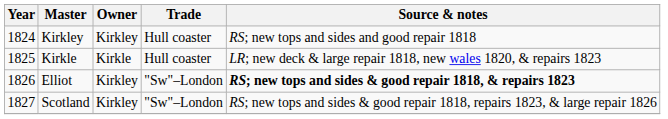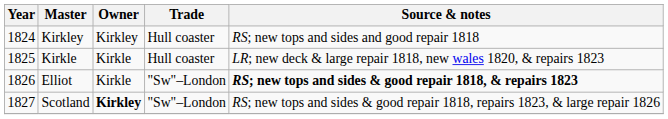(117, 80) Kirkley -> (114, 80) Kirkle
(117, 102) normal -> (119, 102) bold
